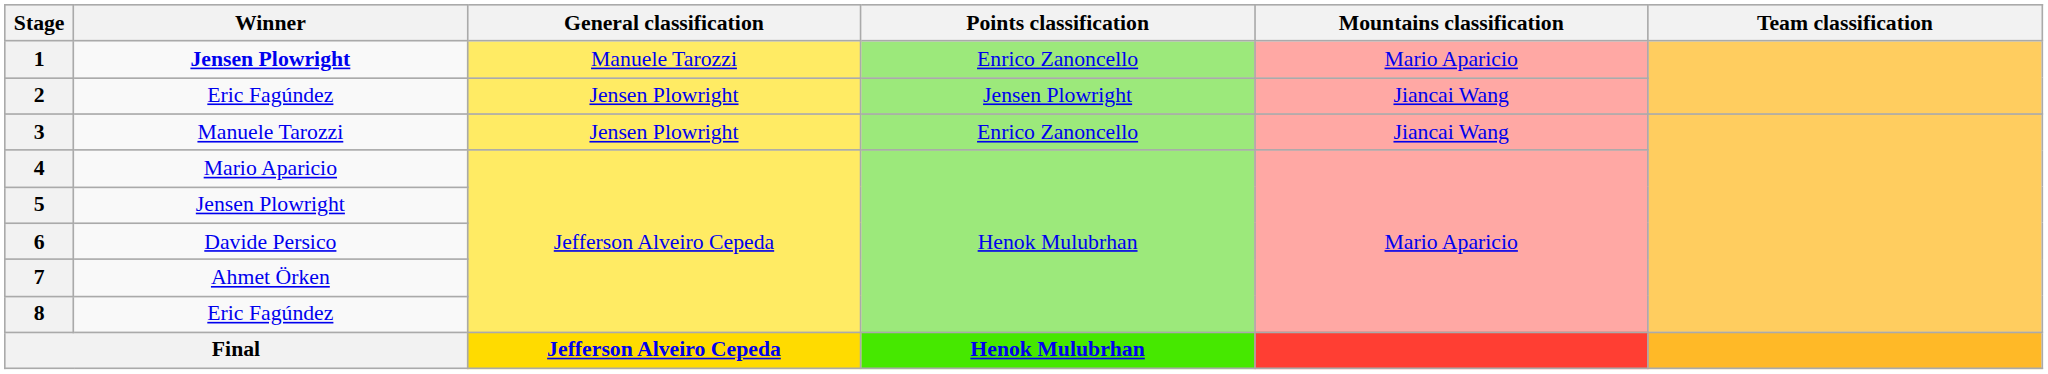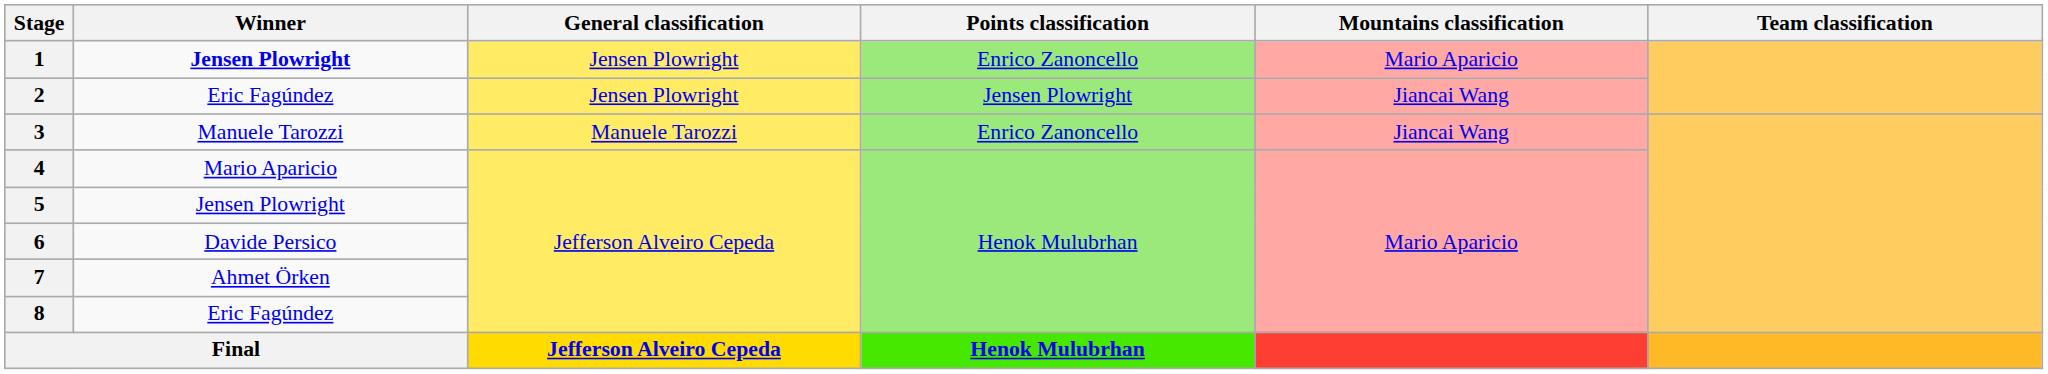(664, 59) Manuele Tarozzi -> (664, 59) Jensen Plowright
(664, 132) Jensen Plowright -> (664, 132) Manuele Tarozzi
